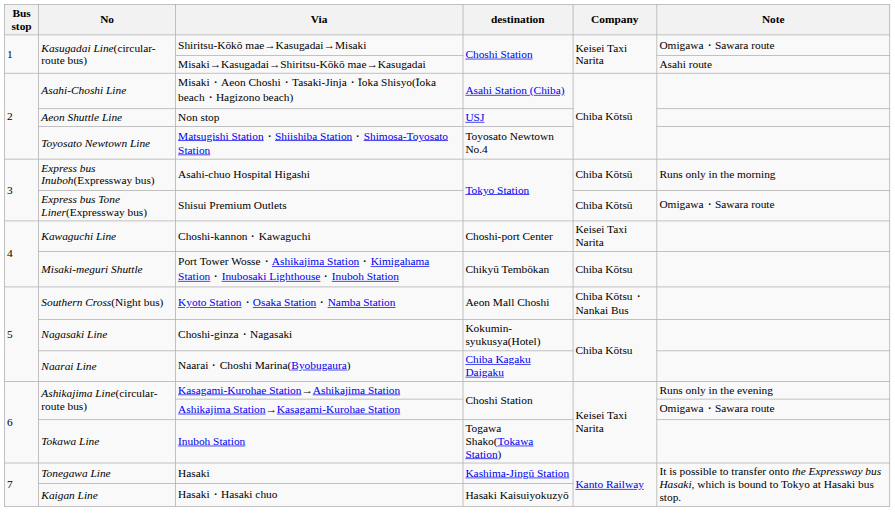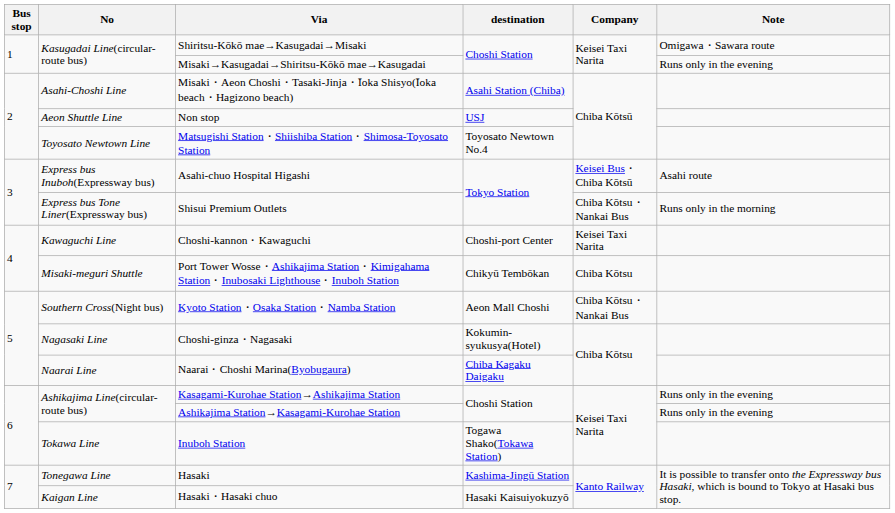(686, 64) Asahi route -> (716, 64) Runs only in the evening
(604, 174) Chiba Kōtsū -> (606, 176) Keisei Bus・Chiba Kōtsū
(717, 174) Runs only in the morning -> (686, 175) Asahi route
(604, 205) Chiba Kōtsū -> (610, 209) Chiba Kōtsu・Nankai Bus
(717, 205) Omigawa・Sawara route -> (717, 208) Runs only in the morning
(717, 409) Omigawa・Sawara route -> (716, 412) Runs only in the evening
